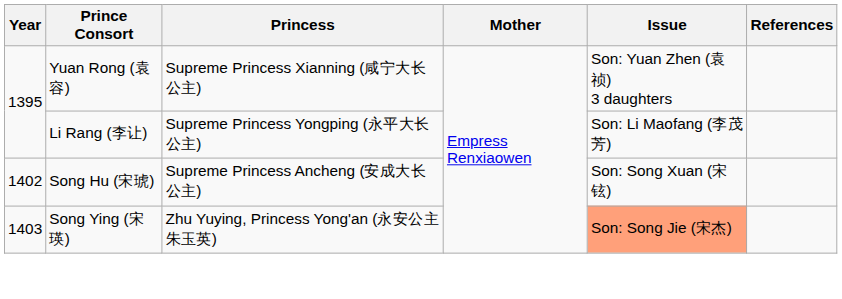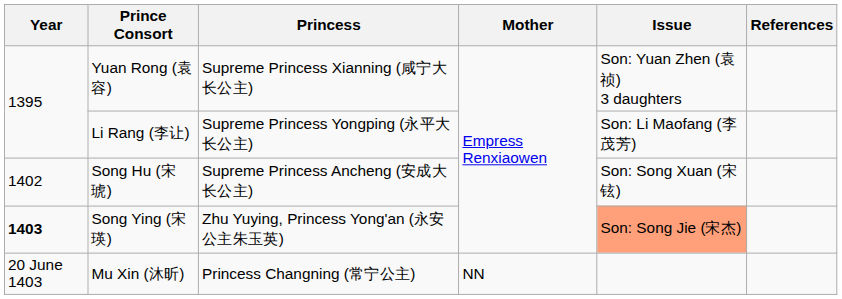(25, 229) normal -> (25, 229) bold
+ row: (138, 273)
